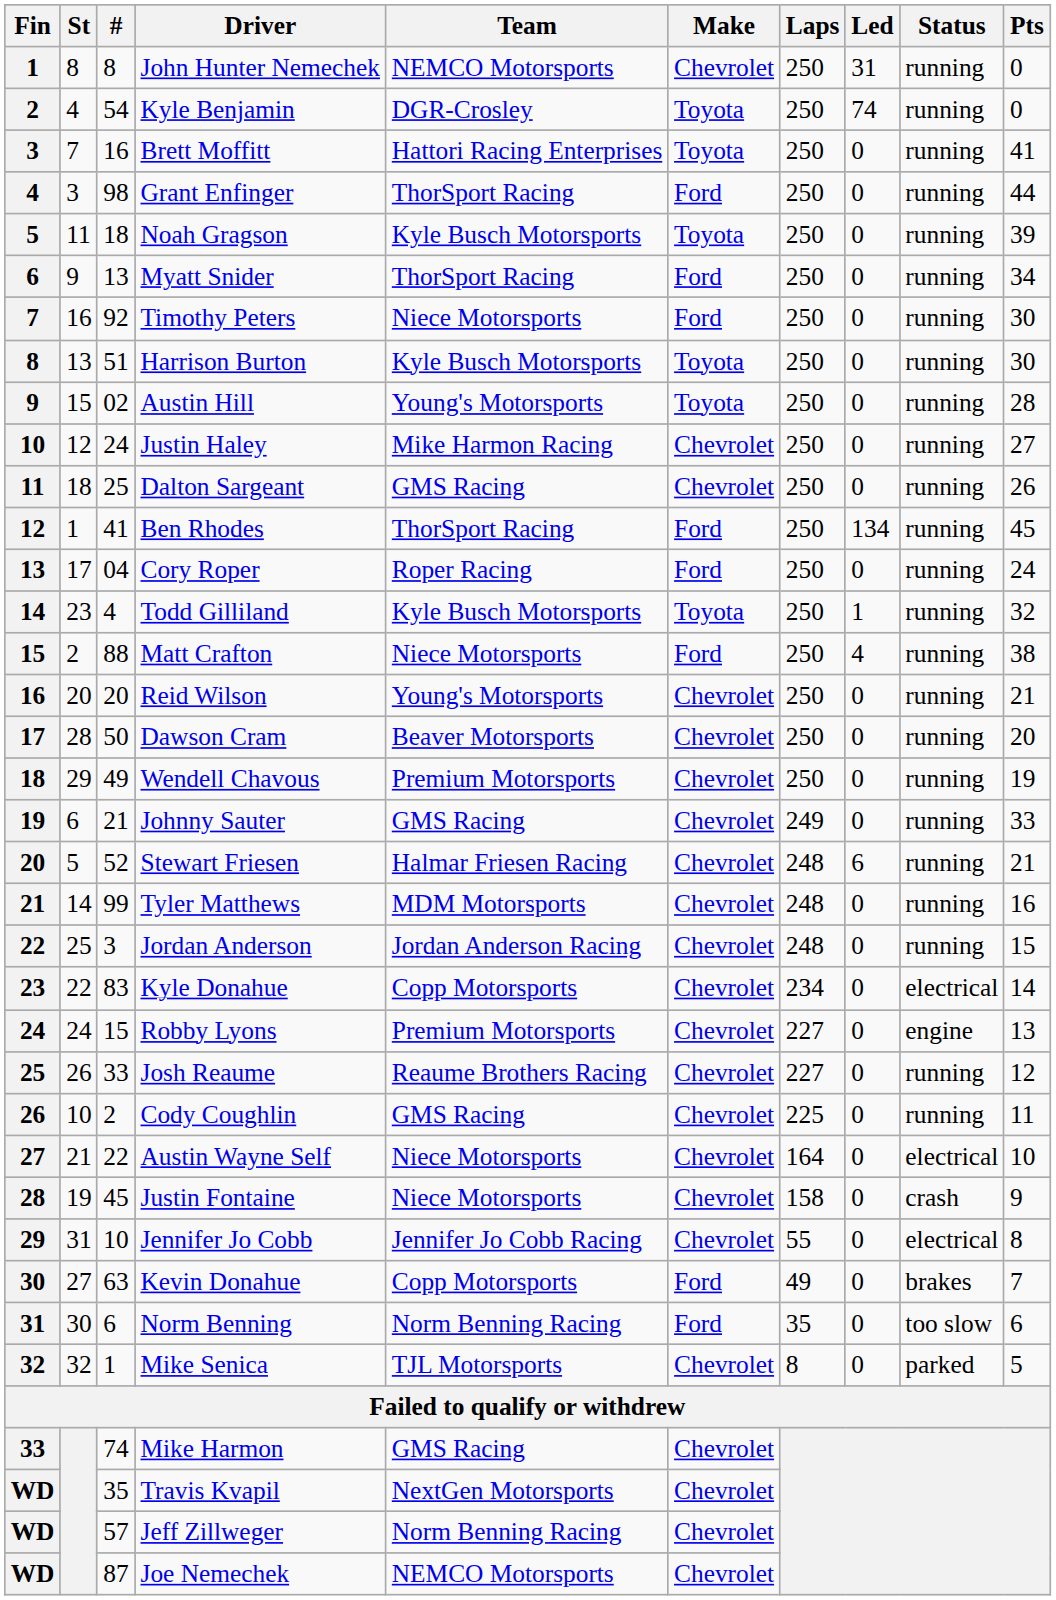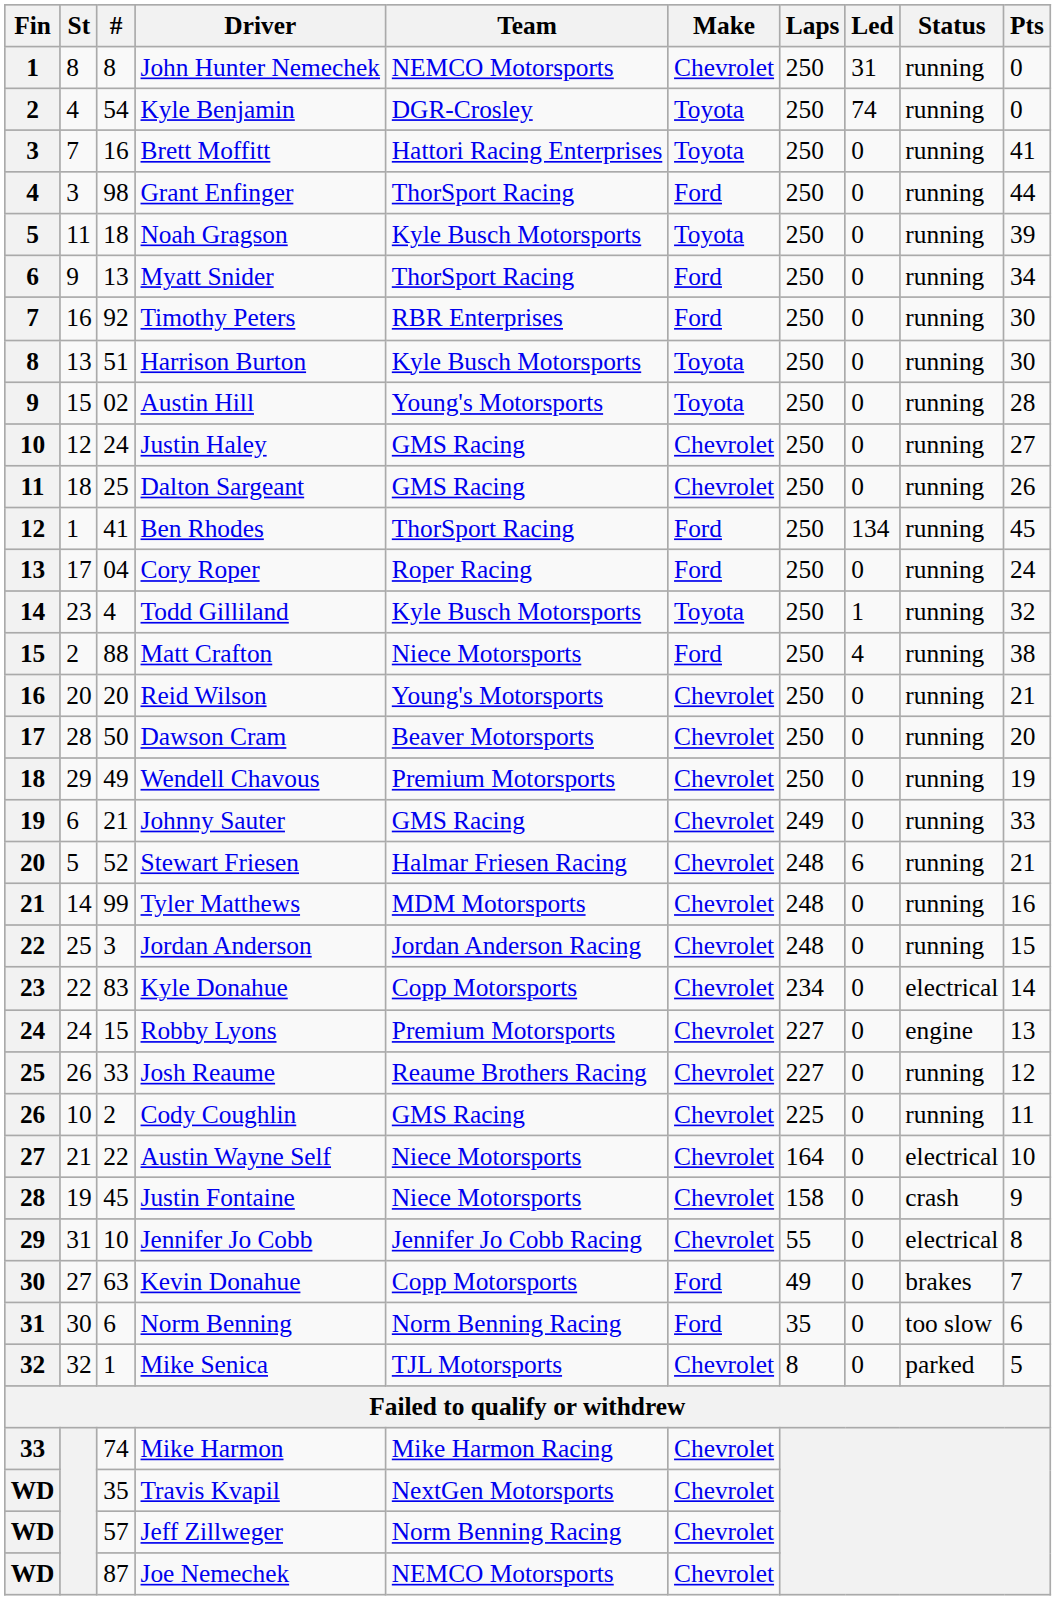(487, 318) Niece Motorsports -> (477, 318) RBR Enterprises
(502, 444) Mike Harmon Racing -> (458, 444) GMS Racing
(458, 1448) GMS Racing -> (502, 1448) Mike Harmon Racing
